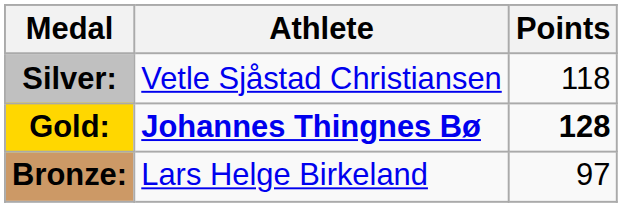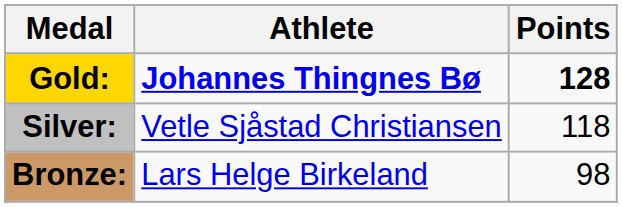rows swapped: (70, 126) <-> (70, 77)
(593, 175) 97 -> (593, 175) 98
